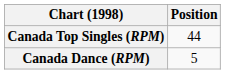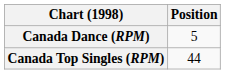rows swapped: (86, 36) <-> (86, 58)
